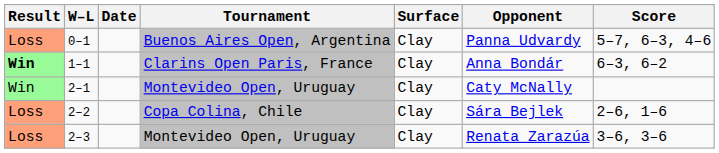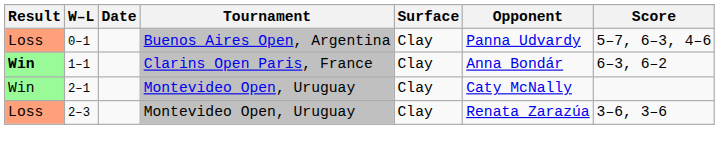- row: (79, 113)
